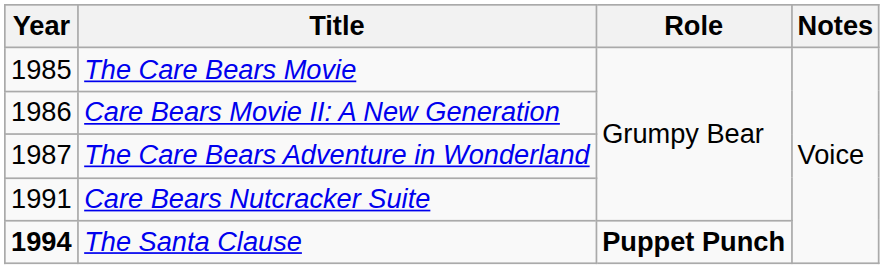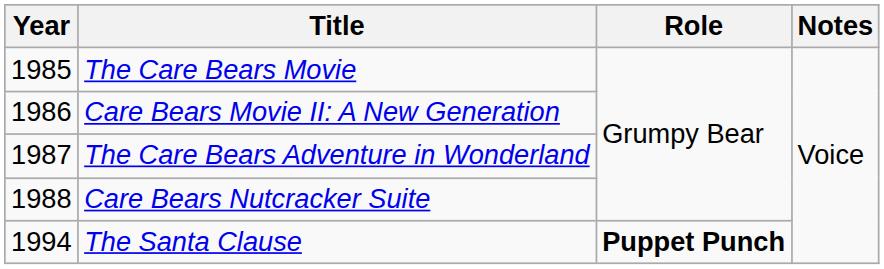(41, 198) 1991 -> (41, 198) 1988
(41, 241) bold -> (41, 241) normal
